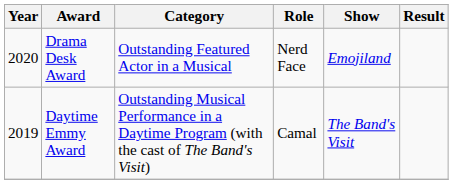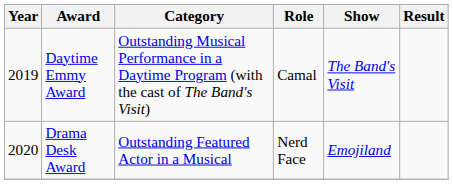rows swapped: (72, 133) <-> (66, 57)
